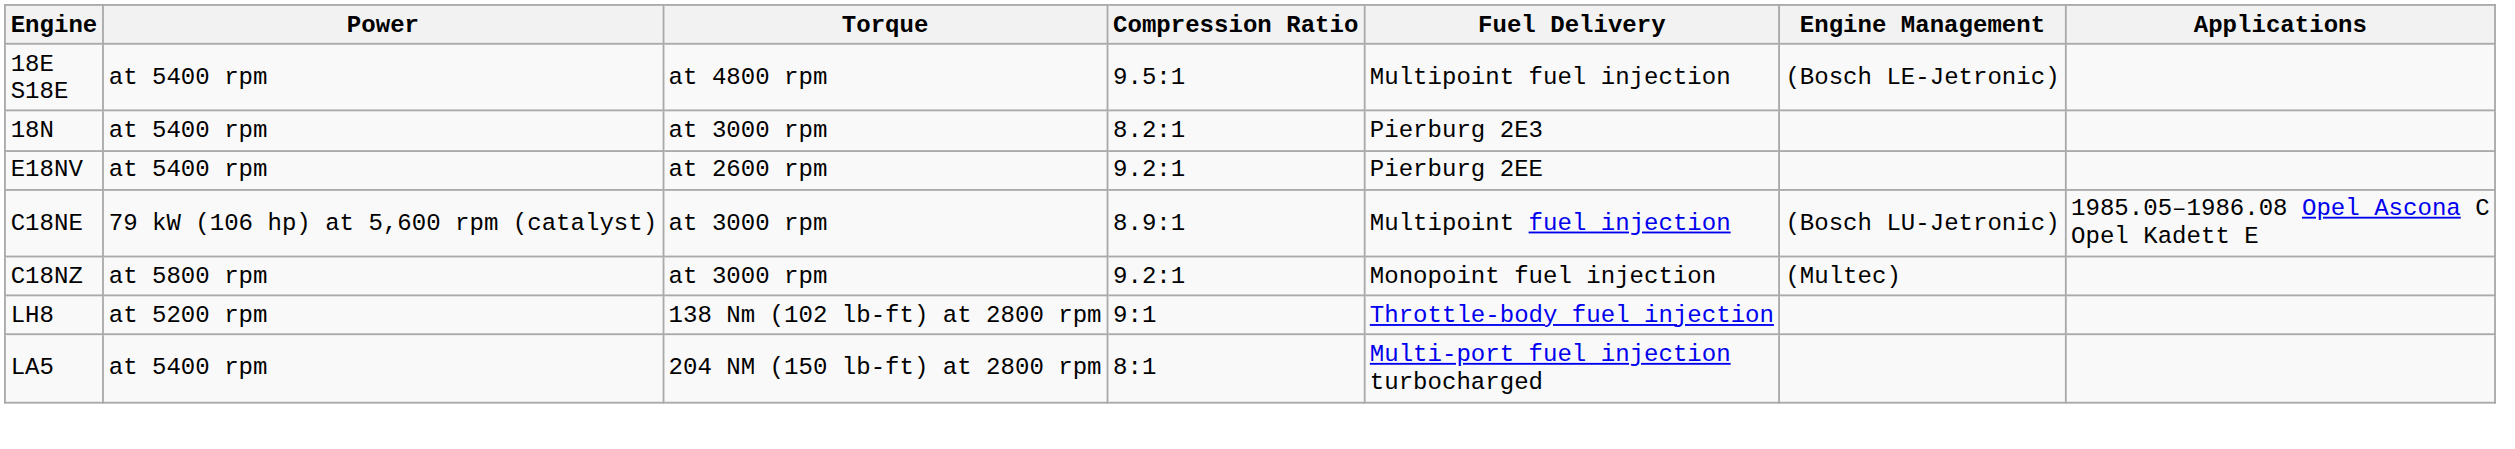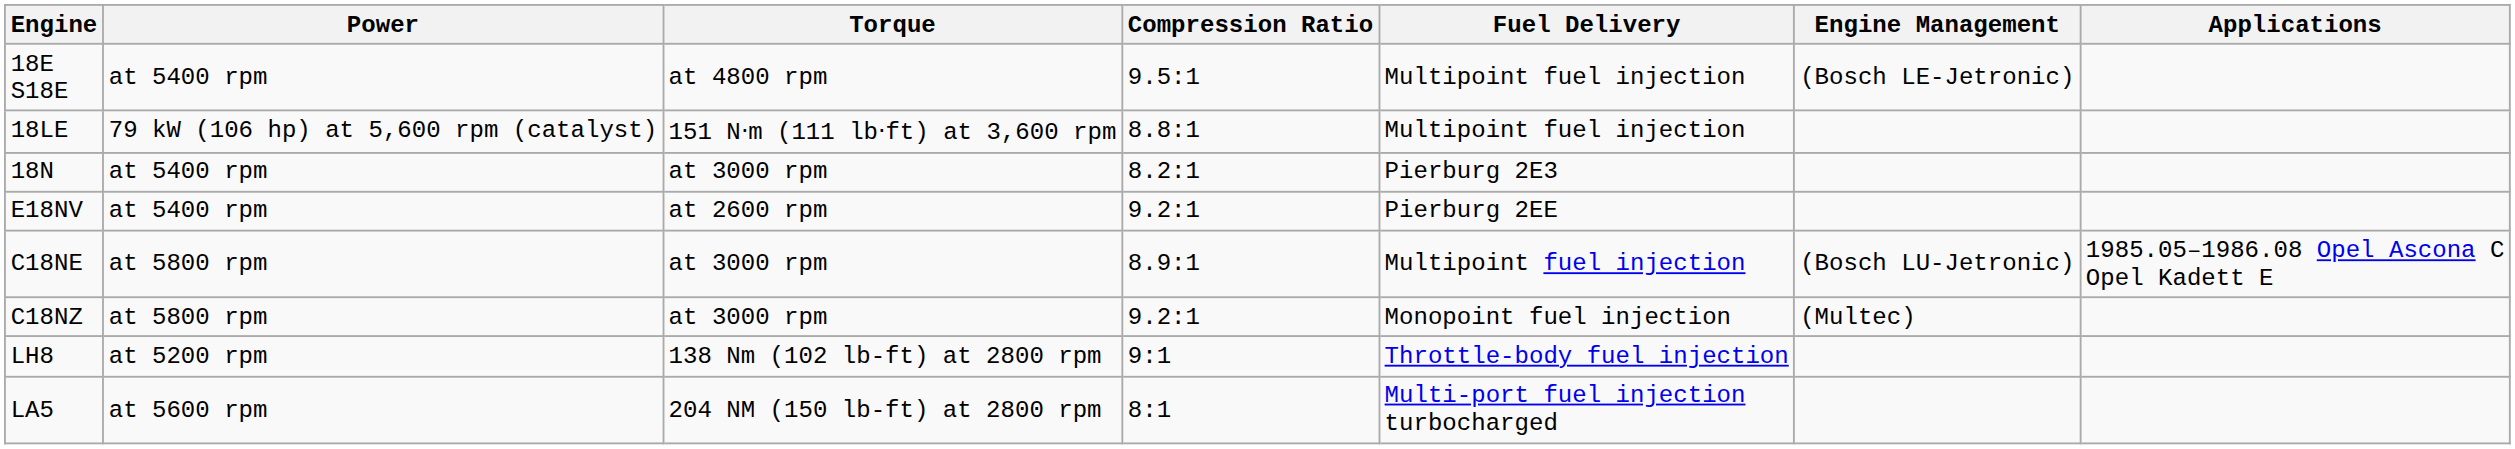+ row: (40, 132)
(383, 223) 79 kW (106 hp) at 5,600 rpm (catalyst) -> (188, 264) at 5800 rpm
(188, 368) at 5400 rpm -> (188, 409) at 5600 rpm
